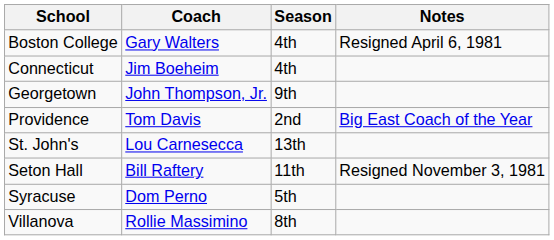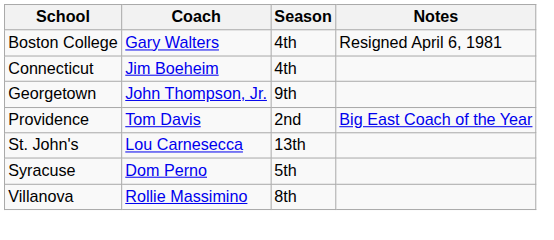- row: (46, 171)
